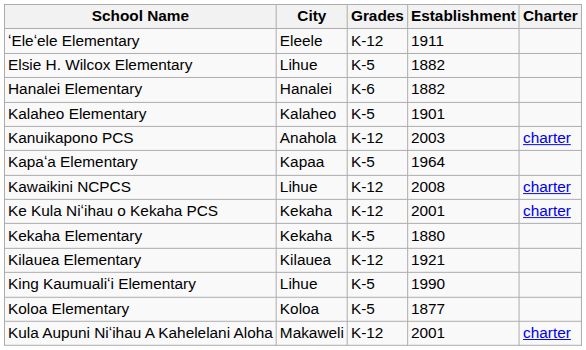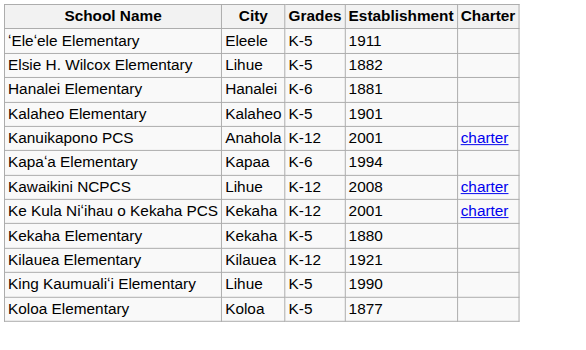(367, 41) K-12 -> (301, 41) K-5
(428, 89) 1882 -> (366, 89) 1881
(428, 138) 2003 -> (366, 138) 2001
(363, 162) K-5 -> (301, 162) K-6
(428, 162) 1964 -> (366, 162) 1994
- row: (140, 333)
